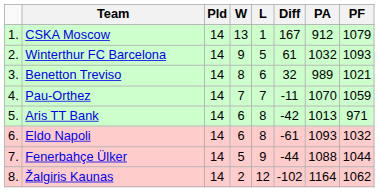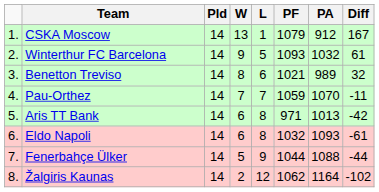columns swapped: (357, 14) <-> (290, 14)
